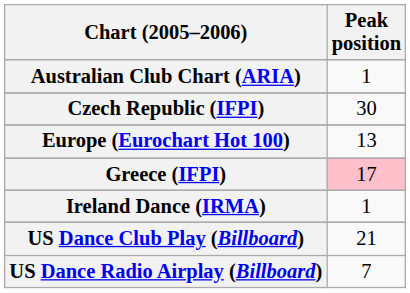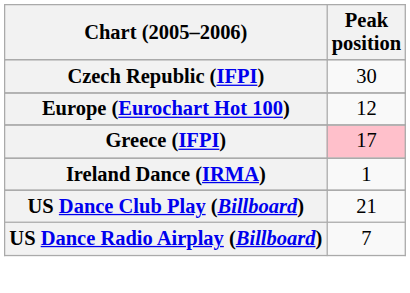- row: (166, 76)
(366, 141) 13 -> (366, 108) 12
